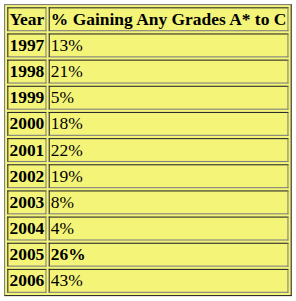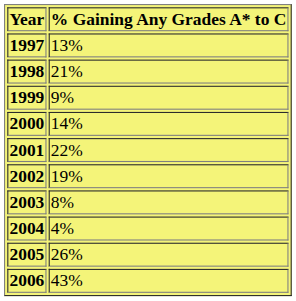(62, 97) 5% -> (62, 97) 9%
(67, 123) 18% -> (67, 123) 14%
(68, 254) bold -> (67, 254) normal
